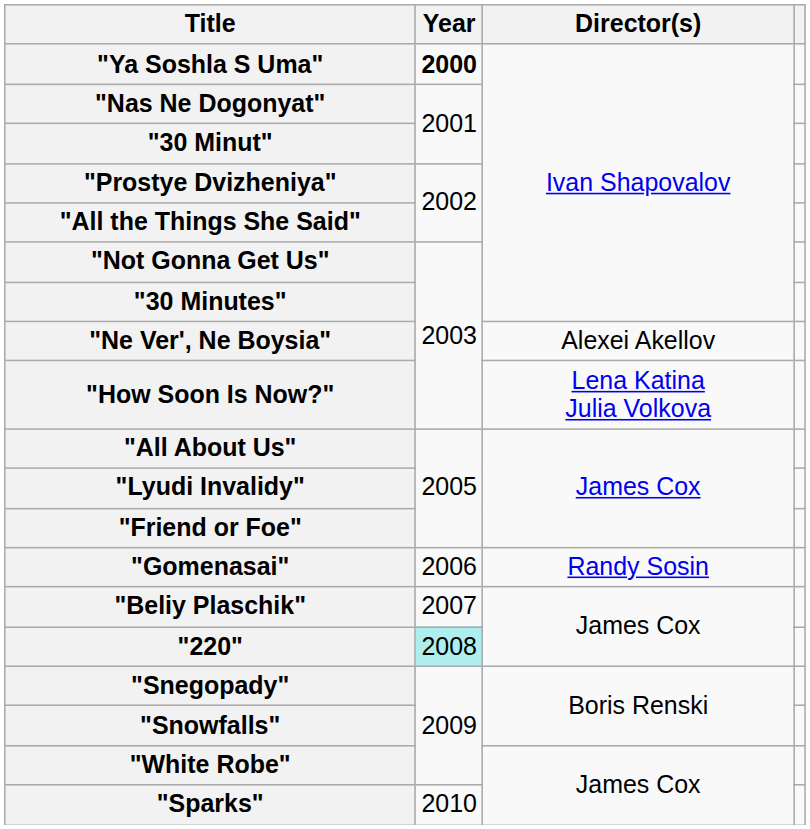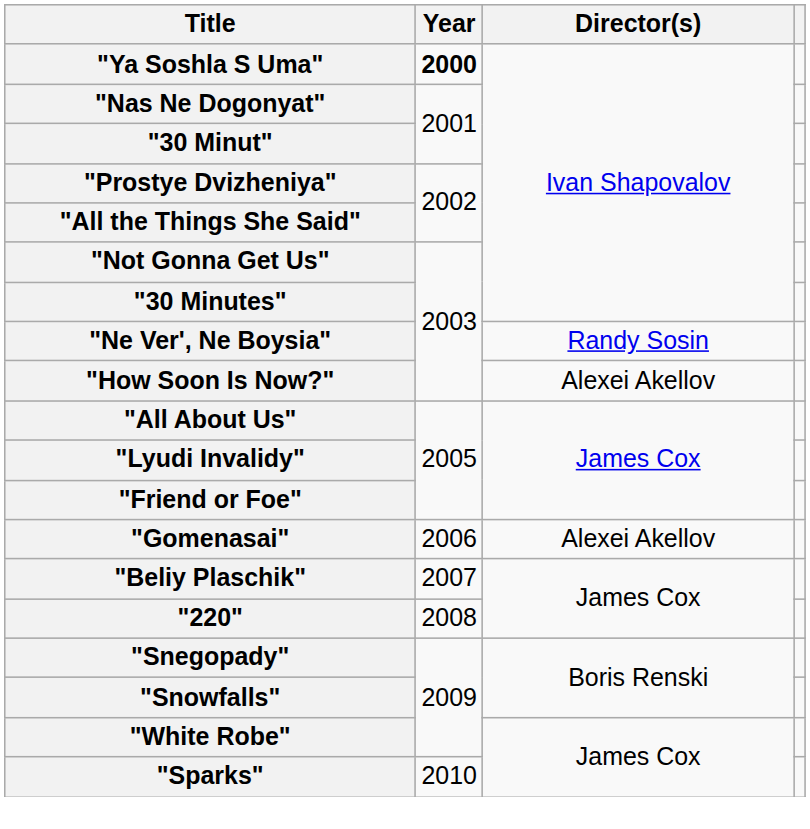(638, 340) Alexei Akellov -> (638, 340) Randy Sosin
(638, 394) Lena Katina Julia Volkova -> (638, 380) Alexei Akellov
(638, 566) Randy Sosin -> (638, 538) Alexei Akellov
(449, 646) paleturquoise background -> (449, 618) no background
